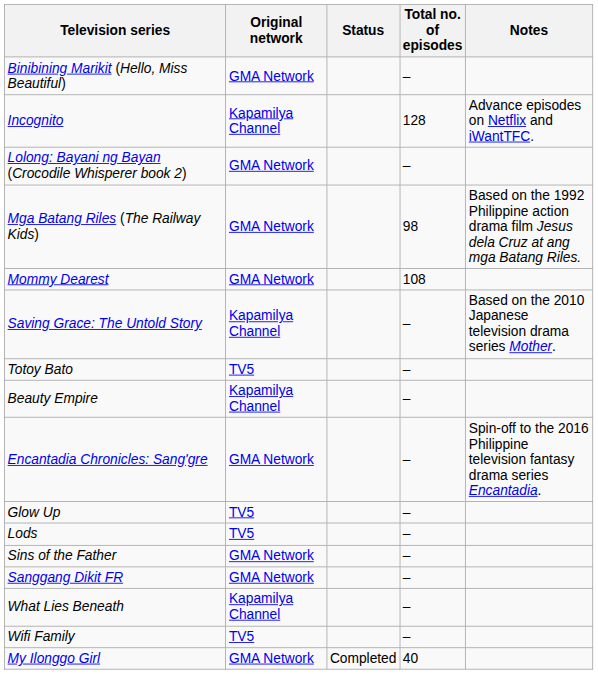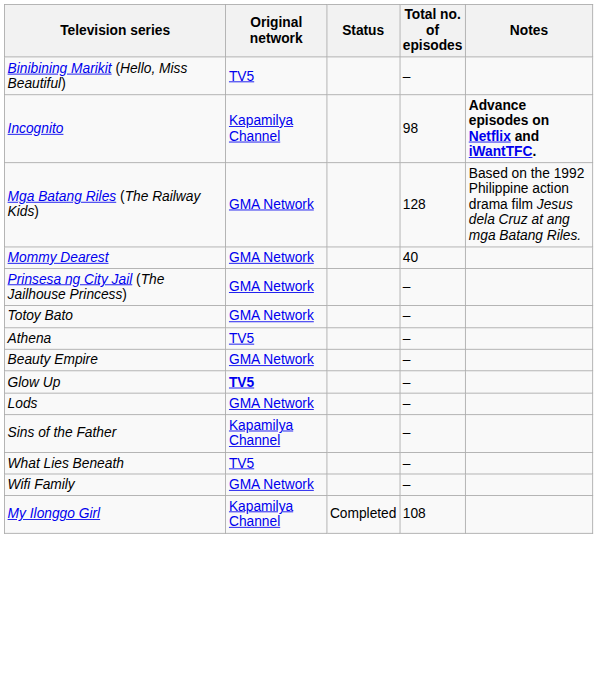(271, 75) GMA Network -> (242, 75) TV5
(414, 120) 128 -> (410, 128) 98
(525, 120) normal -> (509, 128) bold
- row: (97, 166)
(410, 226) 98 -> (414, 204) 128
(414, 279) 108 -> (410, 257) 40
+ row: (86, 287)
- row: (105, 324)
(242, 369) TV5 -> (271, 316) GMA Network
+ row: (29, 338)
(261, 398) Kapamilya Channel -> (271, 360) GMA Network
- row: (108, 459)
(242, 512) normal -> (242, 382) bold
(242, 534) TV5 -> (271, 403) GMA Network
(271, 555) GMA Network -> (261, 433) Kapamilya Channel
- row: (65, 577)
(261, 607) Kapamilya Channel -> (242, 463) TV5
(242, 636) TV5 -> (271, 484) GMA Network
(271, 658) GMA Network -> (261, 514) Kapamilya Channel
(410, 658) 40 -> (414, 514) 108
